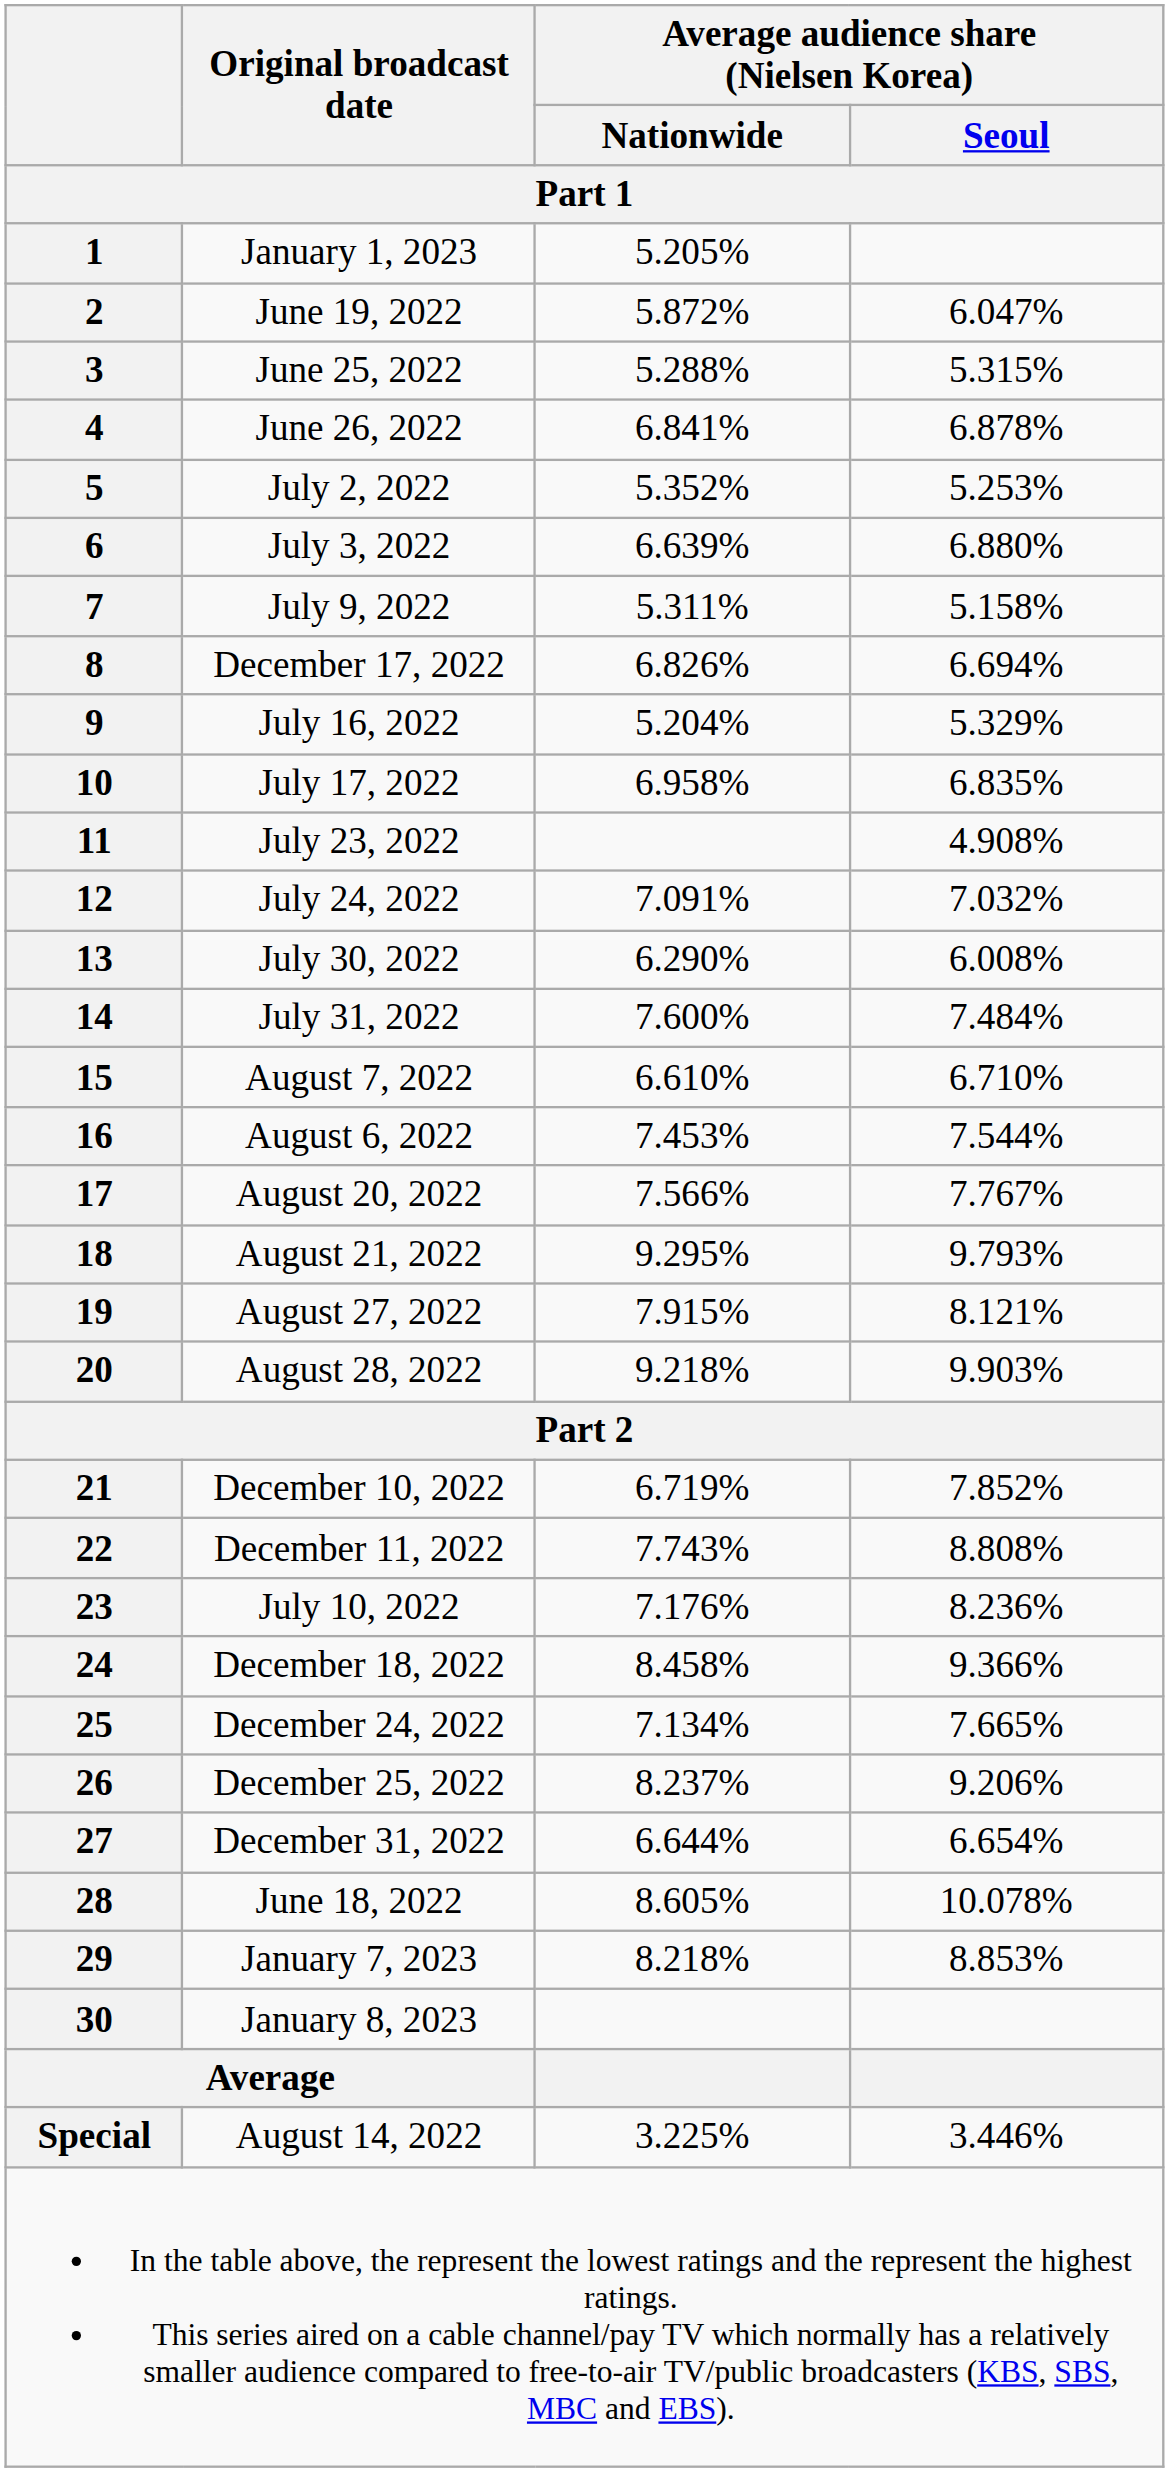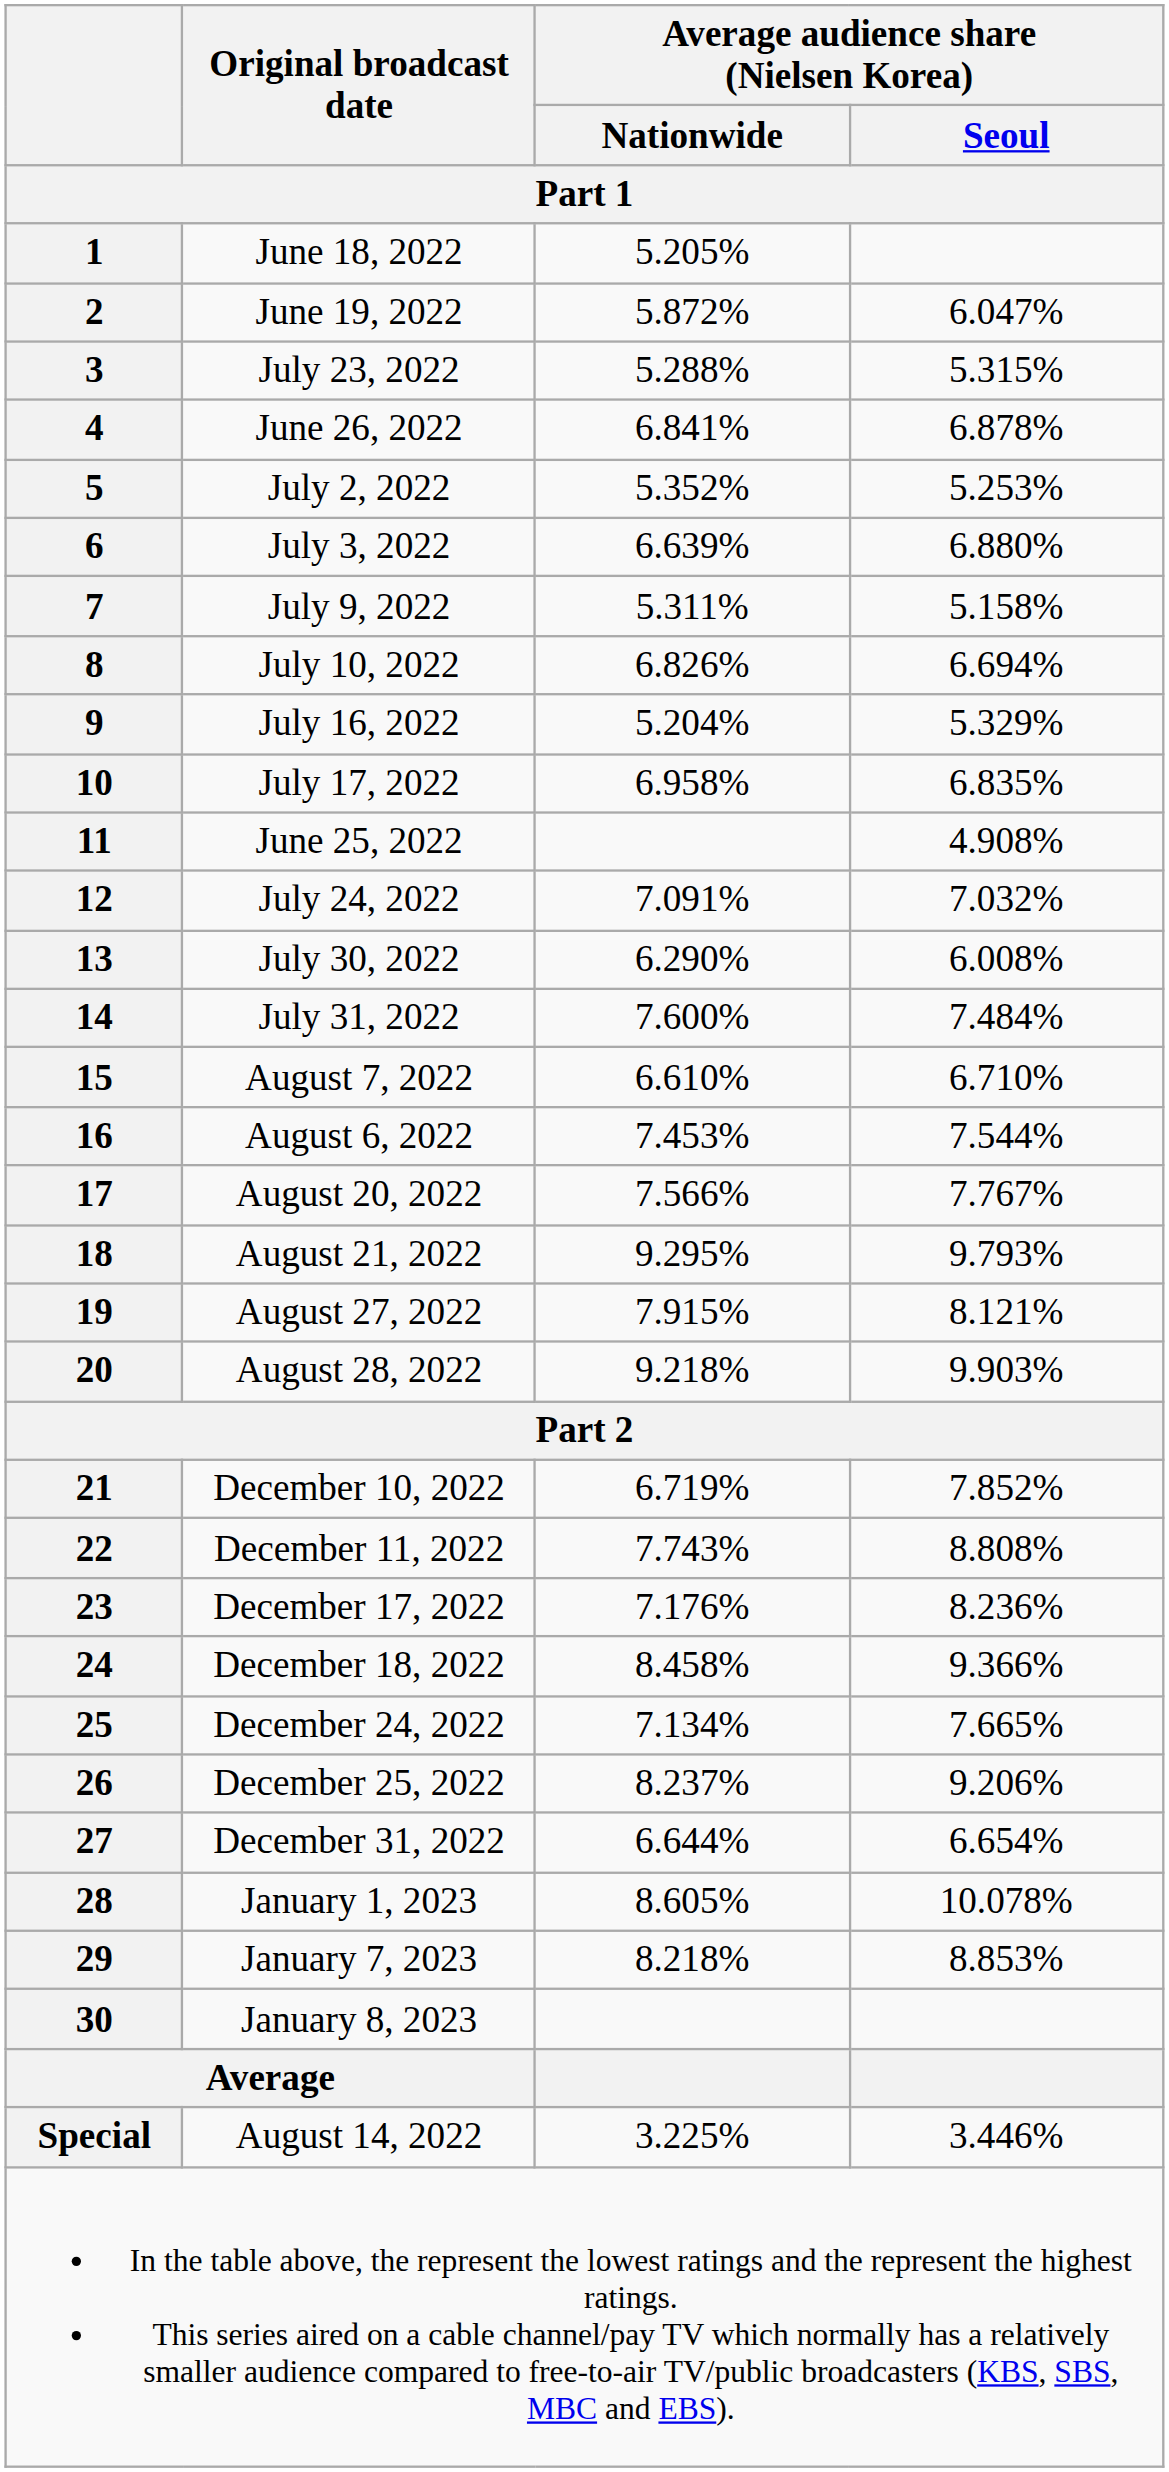(359, 252) January 1, 2023 -> (359, 252) June 18, 2022
(359, 370) June 25, 2022 -> (359, 370) July 23, 2022
(359, 664) December 17, 2022 -> (359, 664) July 10, 2022
(359, 841) July 23, 2022 -> (359, 841) June 25, 2022
(359, 1606) July 10, 2022 -> (359, 1606) December 17, 2022
(359, 1900) June 18, 2022 -> (359, 1900) January 1, 2023
